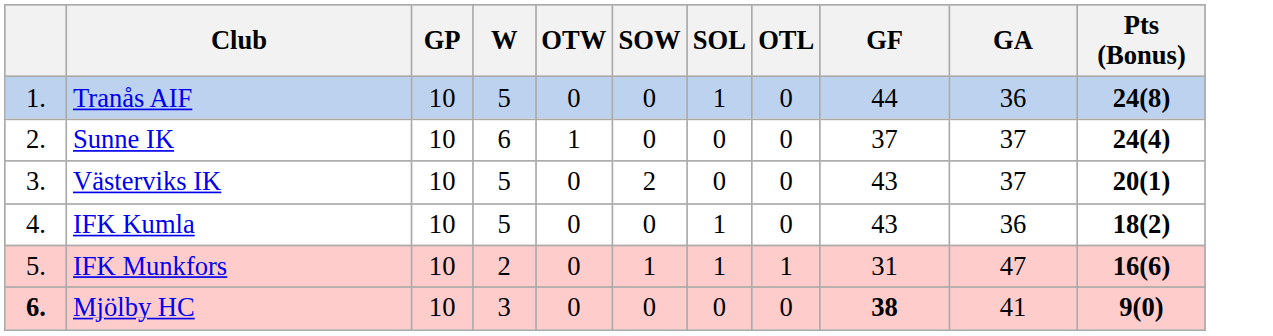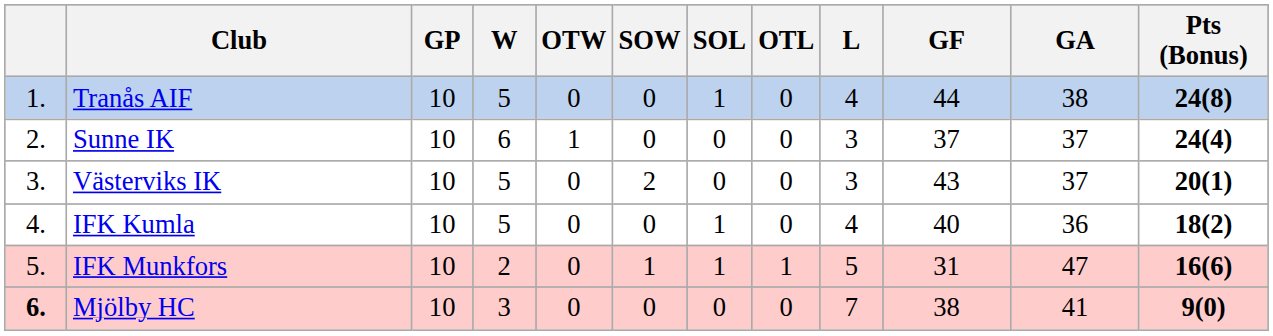+ column: (851, 40)
(1013, 97) 36 -> (1075, 97) 38
(885, 223) 43 -> (947, 223) 40
(885, 308) bold -> (947, 308) normal
